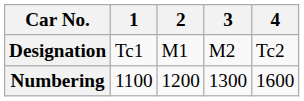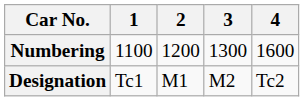rows swapped: (58, 50) <-> (58, 80)
